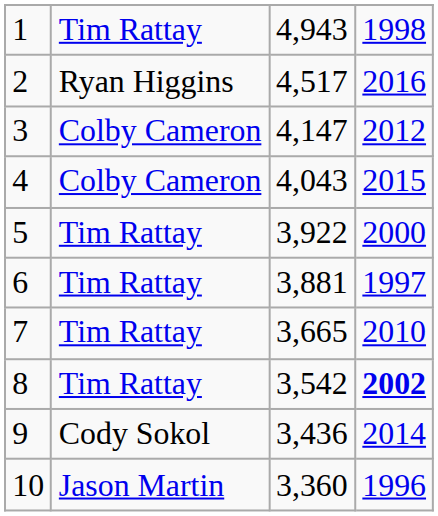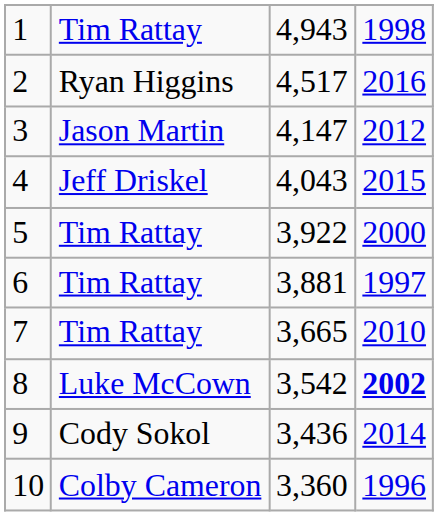(160, 130) Colby Cameron -> (142, 130) Jason Martin
(160, 181) Colby Cameron -> (133, 181) Jeff Driskel
(130, 383) Tim Rattay -> (155, 383) Luke McCown
(142, 484) Jason Martin -> (160, 484) Colby Cameron
